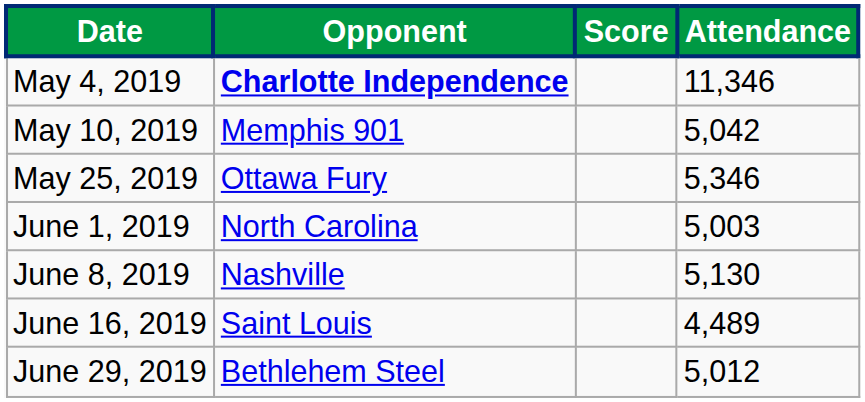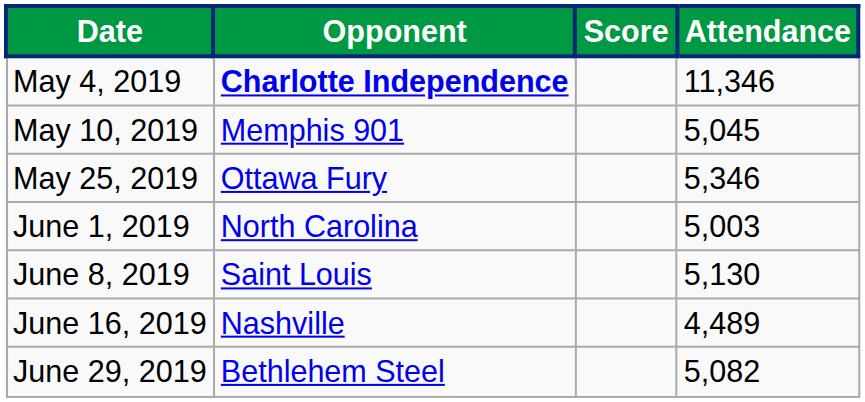(722, 130) 5,042 -> (722, 130) 5,045
(283, 275) Nashville -> (296, 275) Saint Louis
(296, 324) Saint Louis -> (283, 324) Nashville
(722, 372) 5,012 -> (722, 372) 5,082
